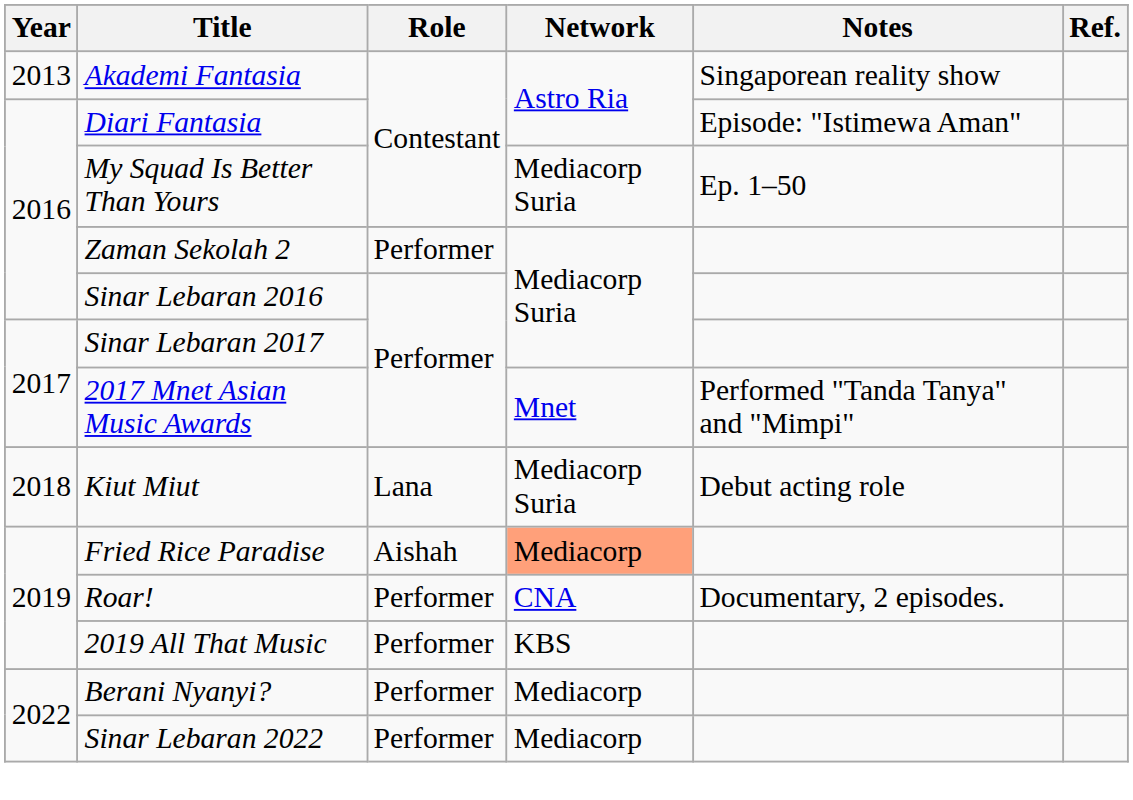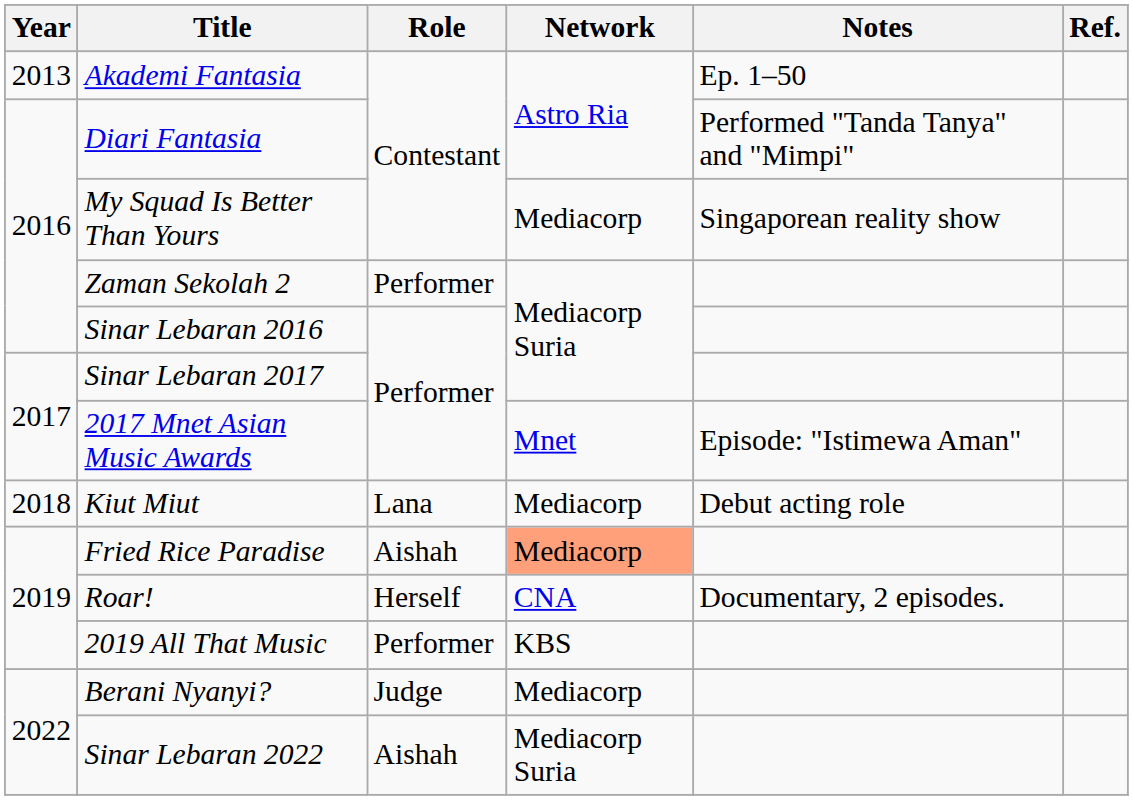(850, 74) Singaporean reality show -> (753, 74) Ep. 1–50
(860, 121) Episode: "Istimewa Aman" -> (853, 138) Performed "Tanda Tanya" and "Mimpi"
(578, 185) Mediacorp Suria -> (578, 218) Mediacorp
(753, 185) Ep. 1–50 -> (850, 218) Singaporean reality show
(853, 406) Performed "Tanda Tanya" and "Mimpi" -> (860, 439) Episode: "Istimewa Aman"
(578, 486) Mediacorp Suria -> (578, 503) Mediacorp
(434, 597) Performer -> (417, 597) Herself
(434, 691) Performer -> (408, 691) Judge
(434, 738) Performer -> (416, 754) Aishah
(578, 738) Mediacorp -> (578, 754) Mediacorp Suria
